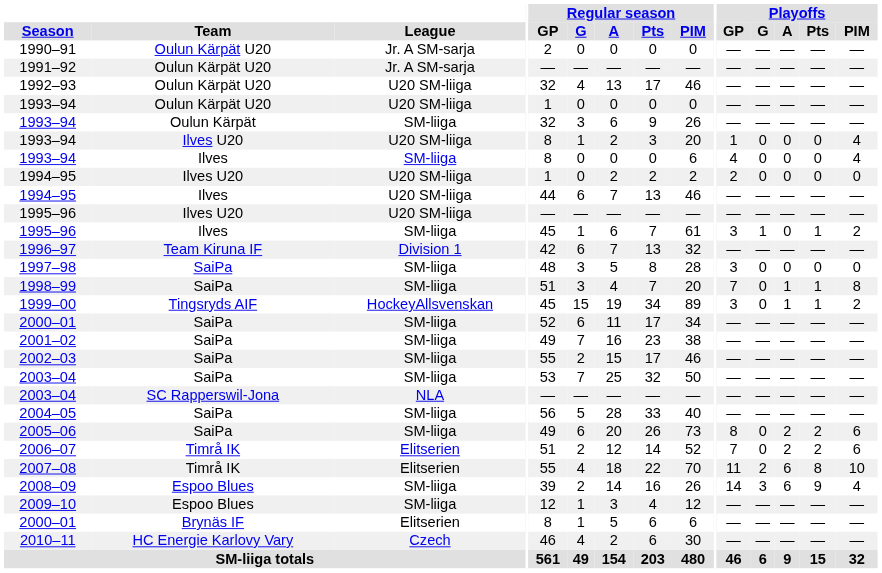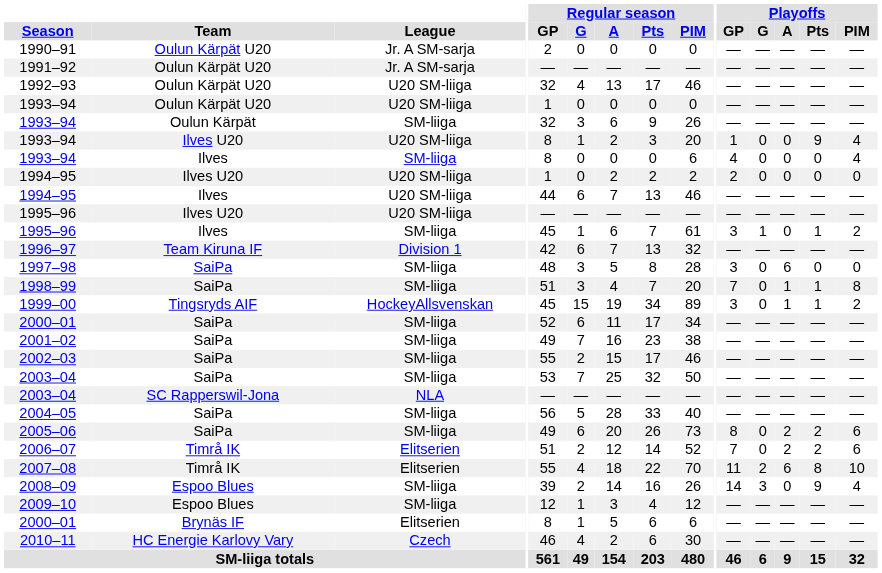(818, 140) 0 -> (818, 140) 9
(787, 267) 0 -> (787, 267) 6
(787, 486) 6 -> (787, 486) 0
